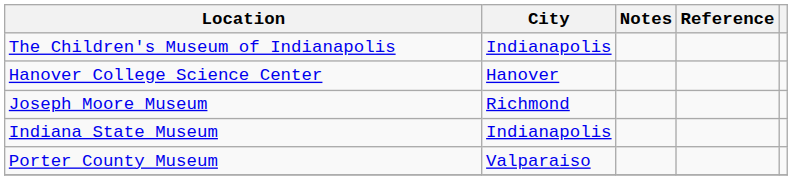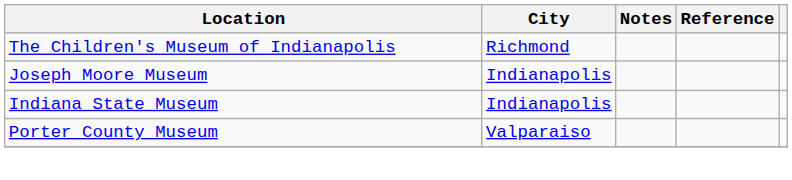(549, 47) Indianapolis -> (528, 47) Richmond
- row: (166, 76)
(528, 104) Richmond -> (549, 76) Indianapolis
